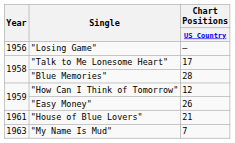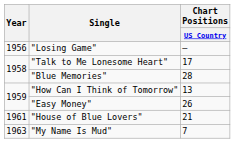(187, 90) 12 -> (187, 90) 13
